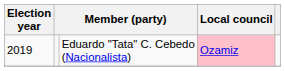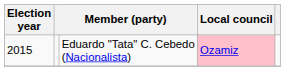(20, 50) 2019 -> (20, 50) 2015
